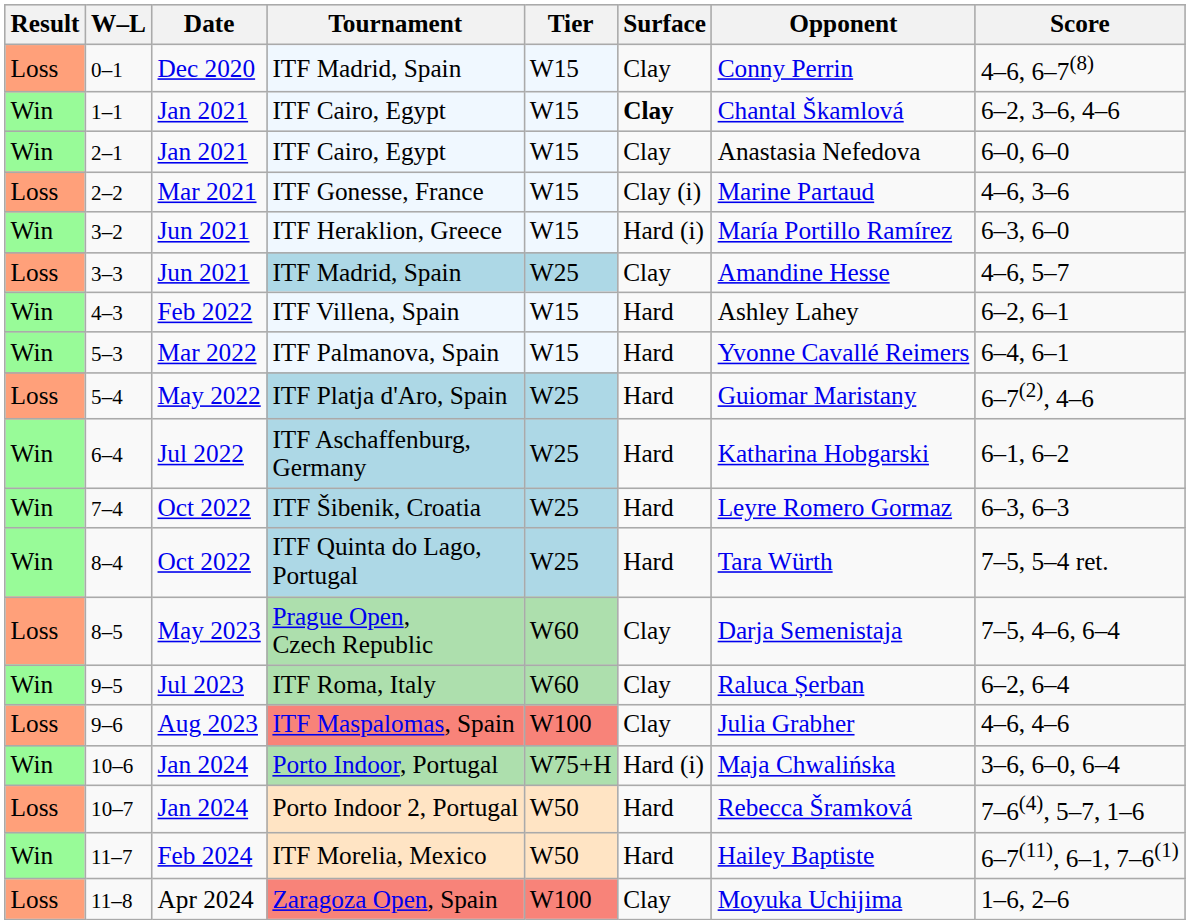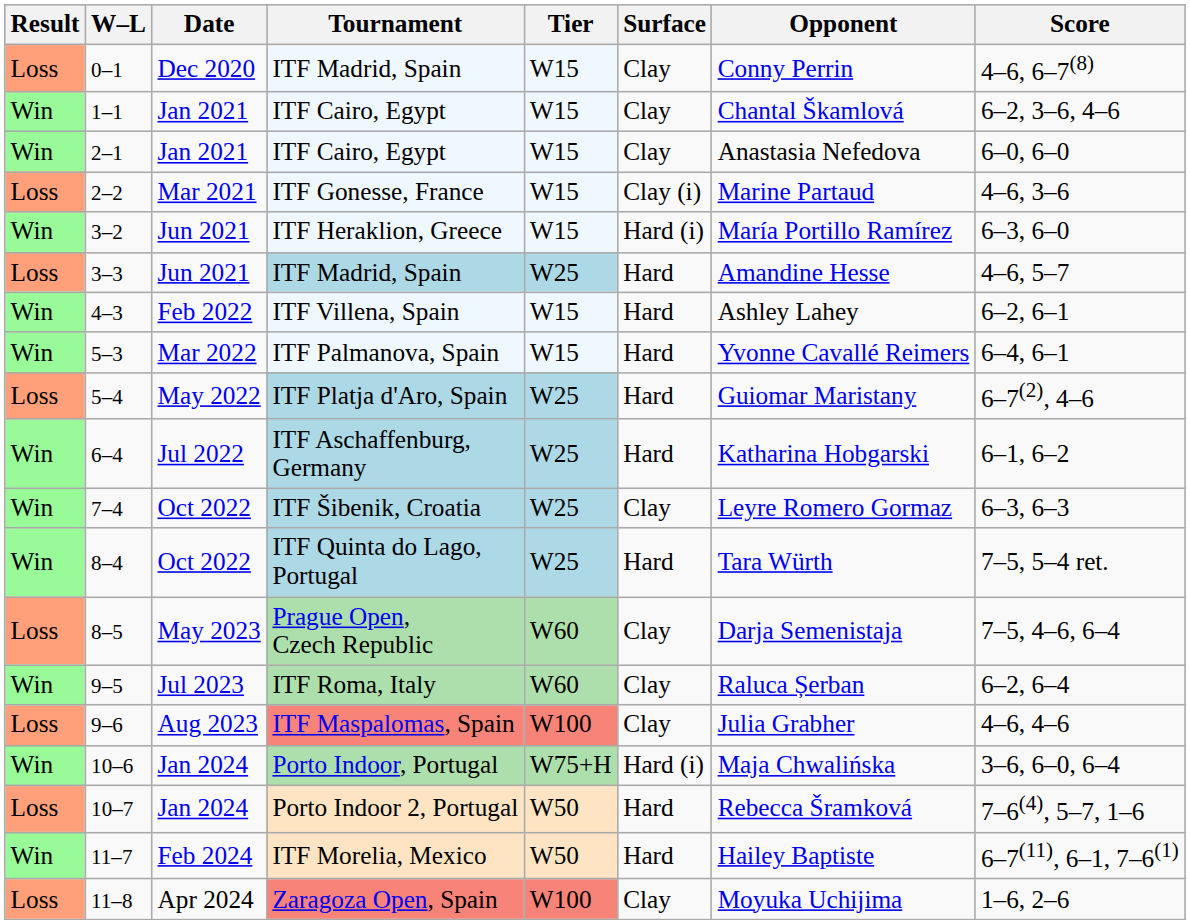(648, 111) bold -> (647, 111) normal
(647, 271) Clay -> (648, 271) Hard
(648, 507) Hard -> (647, 507) Clay
